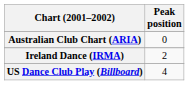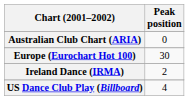+ row: (75, 55)
